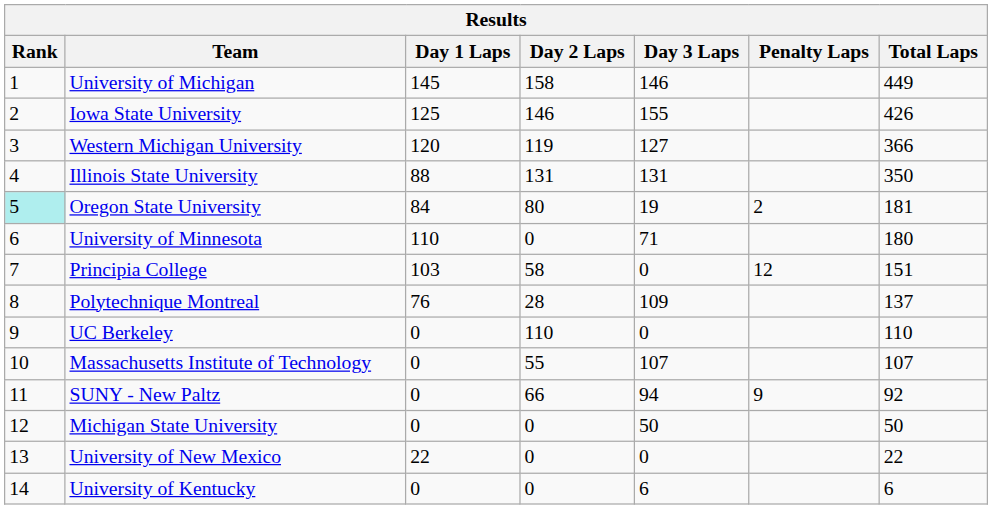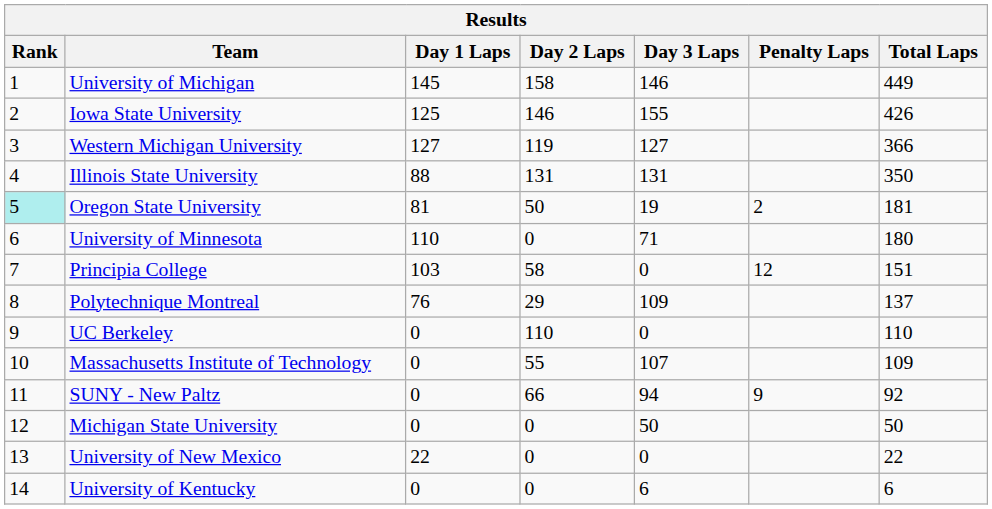(425, 144) 120 -> (425, 144) 127
(420, 207) 84 -> (420, 207) 81
(534, 207) 80 -> (534, 207) 50
(534, 301) 28 -> (534, 301) 29
(898, 363) 107 -> (898, 363) 109
